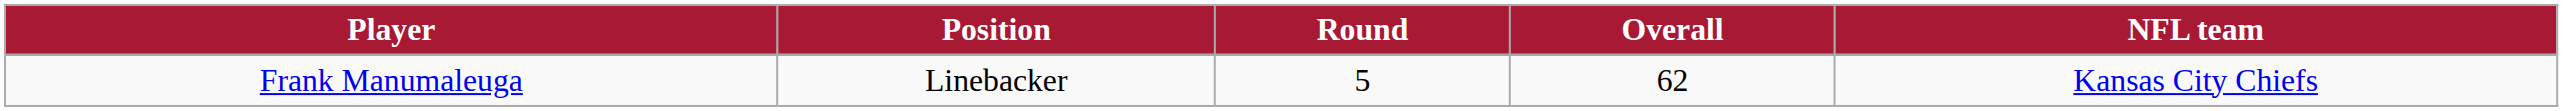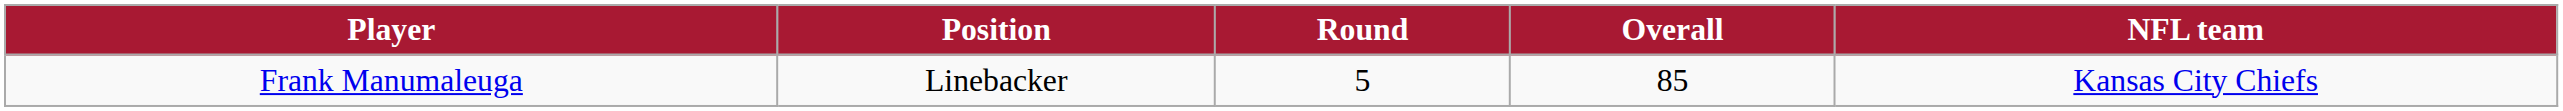(1673, 79) 62 -> (1673, 79) 85
